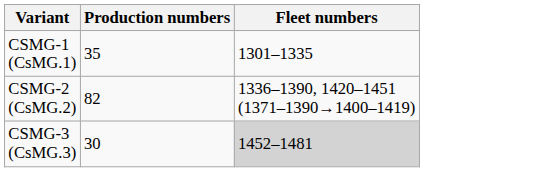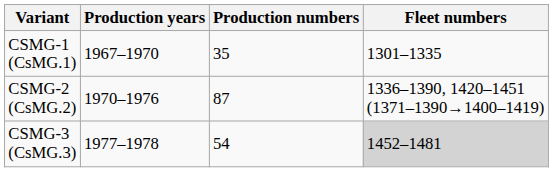+ column: (145, 17)
(92, 98) 82 -> (221, 98) 87
(92, 143) 30 -> (221, 143) 54
